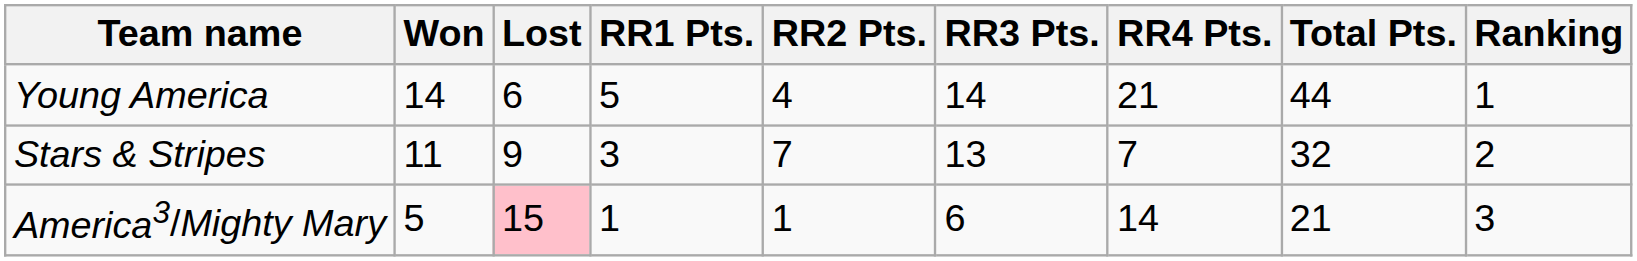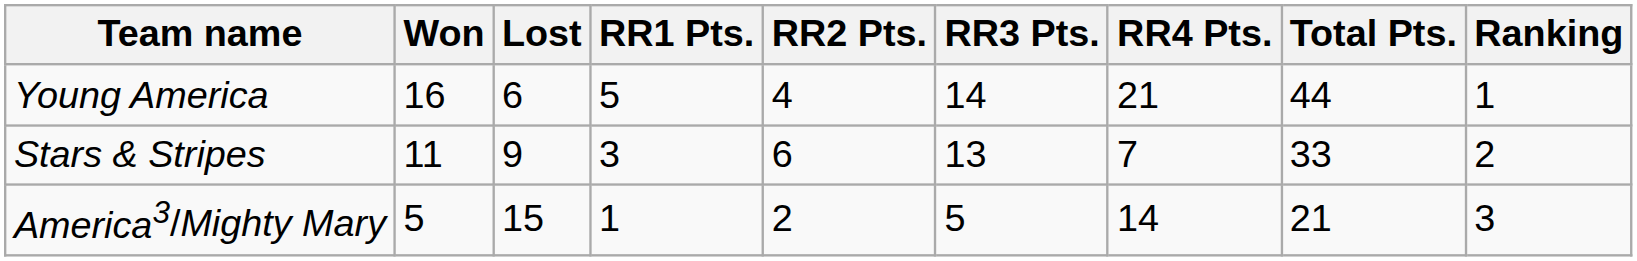(424, 94) 14 -> (424, 94) 16
(782, 154) 7 -> (782, 154) 6
(1311, 154) 32 -> (1311, 154) 33
(523, 219) pink background -> (523, 219) no background
(782, 219) 1 -> (782, 219) 2
(955, 219) 6 -> (955, 219) 5
